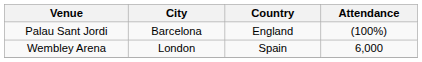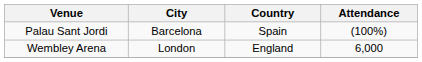(273, 31) England -> (273, 31) Spain
(273, 48) Spain -> (273, 48) England
